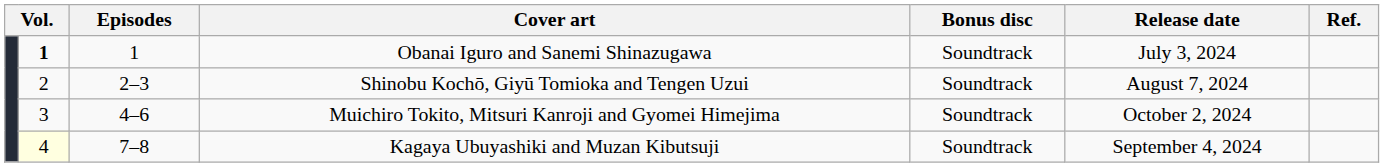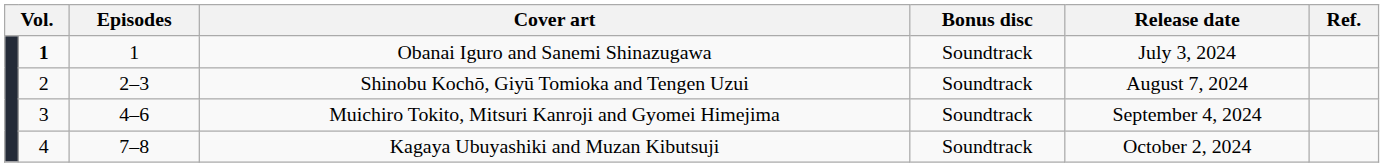(1187, 114) October 2, 2024 -> (1187, 114) September 4, 2024
(44, 146) lightyellow background -> (44, 146) no background
(1187, 146) September 4, 2024 -> (1187, 146) October 2, 2024
